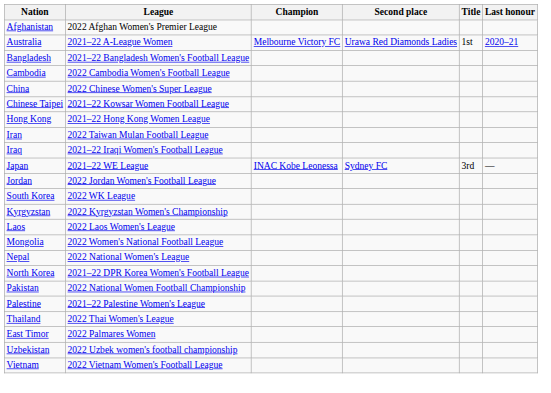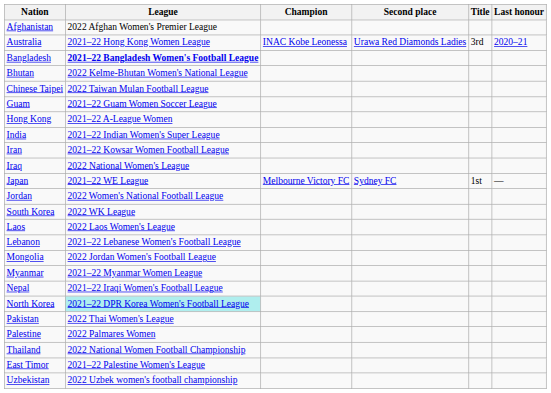(120, 42) 2021–22 A-League Women -> (139, 42) 2021–22 Hong Kong Women League
(297, 42) Melbourne Victory FC -> (305, 42) INAC Kobe Leonessa
(467, 42) 1st -> (477, 42) 3rd
(158, 58) normal -> (163, 58) bold
+ row: (20, 73)
- row: (26, 73)
- row: (18, 89)
(148, 104) 2021–22 Kowsar Women Football League -> (138, 89) 2022 Taiwan Mulan Football League
+ row: (18, 104)
(139, 119) 2021–22 Hong Kong Women League -> (120, 119) 2021–22 A-League Women
+ row: (16, 135)
(138, 135) 2022 Taiwan Mulan Football League -> (148, 150) 2021–22 Kowsar Women Football League
(145, 150) 2021–22 Iraqi Women's Football League -> (128, 165) 2022 National Women's League
(296, 165) INAC Kobe Leonessa -> (306, 181) Melbourne Victory FC
(468, 165) 3rd -> (476, 181) 1st
(142, 181) 2022 Jordan Women's Football League -> (145, 196) 2022 Women's National Football League
- row: (28, 211)
+ row: (23, 242)
(145, 242) 2022 Women's National Football League -> (142, 258) 2022 Jordan Women's Football League
+ row: (25, 273)
(128, 258) 2022 National Women's League -> (145, 288) 2021–22 Iraqi Women's Football League
(158, 273) no background -> (158, 304) paleturquoise background
(157, 288) 2022 National Women Football Championship -> (121, 319) 2022 Thai Women's League
(136, 304) 2021–22 Palestine Women's League -> (112, 334) 2022 Palmares Women
(121, 319) 2022 Thai Women's League -> (157, 350) 2022 National Women Football Championship
(112, 334) 2022 Palmares Women -> (136, 365) 2021–22 Palestine Women's League
- row: (23, 365)
